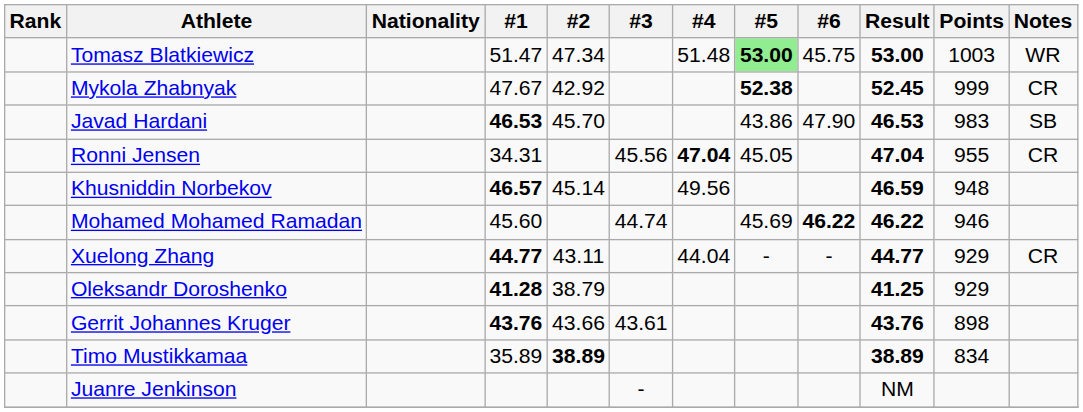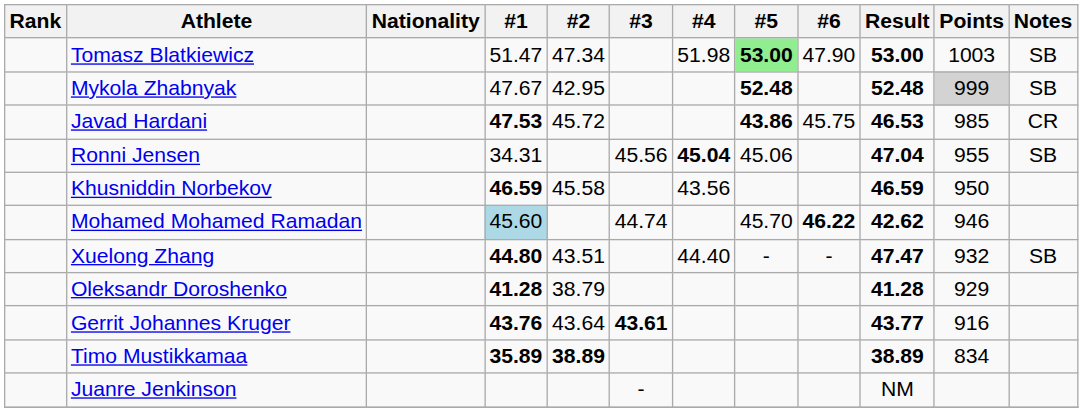(704, 54) 51.48 -> (704, 54) 51.98
(829, 54) 45.75 -> (829, 54) 47.90
(1043, 54) WR -> (1043, 54) SB
(579, 88) 42.92 -> (579, 88) 42.95
(766, 88) 52.38 -> (766, 88) 52.48
(897, 88) 52.45 -> (897, 88) 52.48
(972, 88) no background -> (972, 88) lightgrey background
(1043, 88) CR -> (1043, 88) SB
(516, 121) 46.53 -> (516, 121) 47.53
(579, 121) 45.70 -> (579, 121) 45.72
(766, 121) normal -> (766, 121) bold
(829, 121) 47.90 -> (829, 121) 45.75
(972, 121) 983 -> (972, 121) 985
(1043, 121) SB -> (1043, 121) CR
(704, 155) 47.04 -> (704, 155) 45.04
(766, 155) 45.05 -> (766, 155) 45.06
(1043, 155) CR -> (1043, 155) SB
(516, 188) 46.57 -> (516, 188) 46.59
(579, 188) 45.14 -> (579, 188) 45.58
(704, 188) 49.56 -> (704, 188) 43.56
(972, 188) 948 -> (972, 188) 950
(516, 222) no background -> (516, 222) lightblue background
(766, 222) 45.69 -> (766, 222) 45.70
(897, 222) 46.22 -> (897, 222) 42.62
(516, 255) 44.77 -> (516, 255) 44.80
(579, 255) 43.11 -> (579, 255) 43.51
(704, 255) 44.04 -> (704, 255) 44.40
(897, 255) 44.77 -> (897, 255) 47.47
(972, 255) 929 -> (972, 255) 932
(1043, 255) CR -> (1043, 255) SB
(897, 289) 41.25 -> (897, 289) 41.28
(579, 322) 43.66 -> (579, 322) 43.64
(641, 322) normal -> (641, 322) bold
(897, 322) 43.76 -> (897, 322) 43.77
(972, 322) 898 -> (972, 322) 916
(516, 356) normal -> (516, 356) bold
